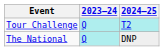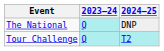rows swapped: (42, 25) <-> (37, 39)
